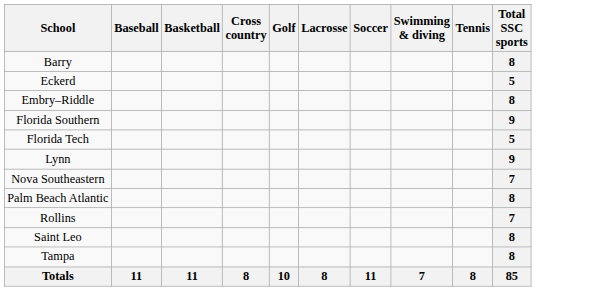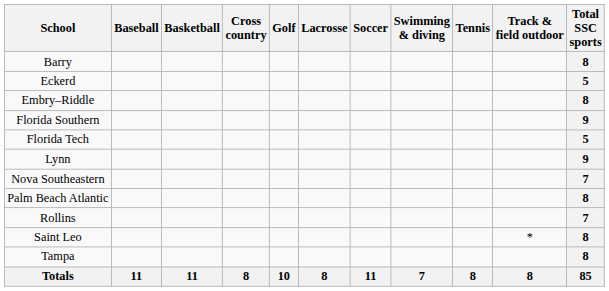+ column: (530, 28)
